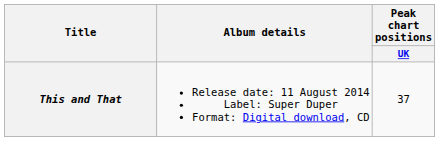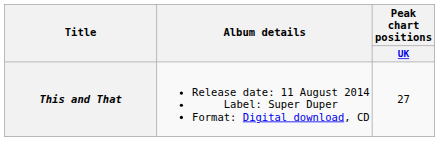(403, 99) 37 -> (403, 99) 27
